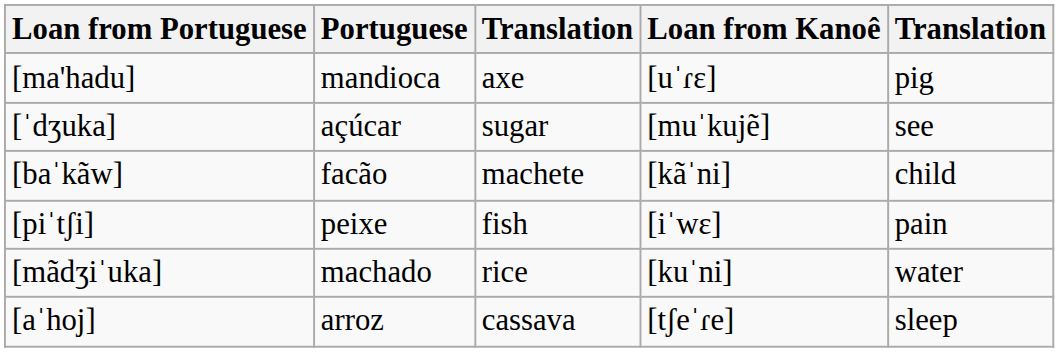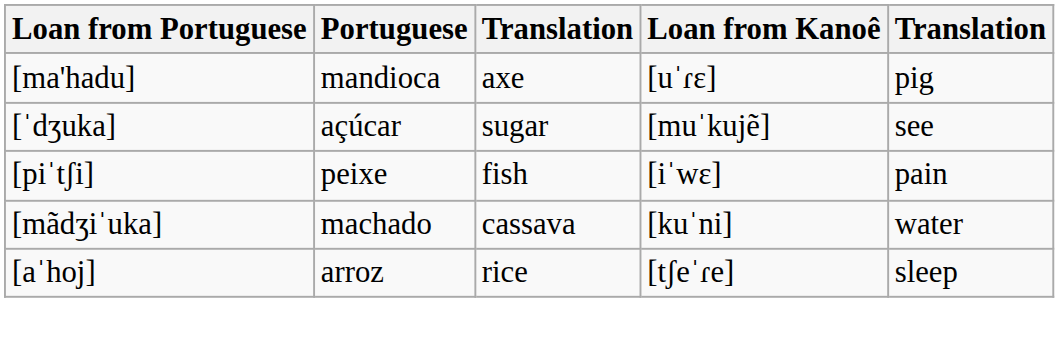- row: (67, 175)
(505, 272) rice -> (529, 223) cassava
(529, 321) cassava -> (505, 272) rice
